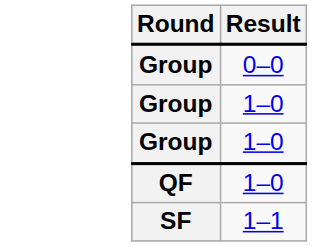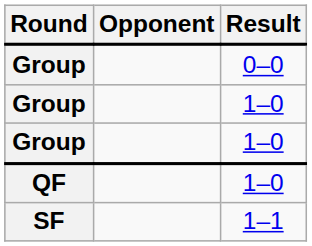+ column: (157, 24)
